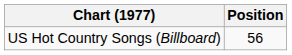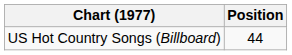(255, 38) 56 -> (255, 38) 44
